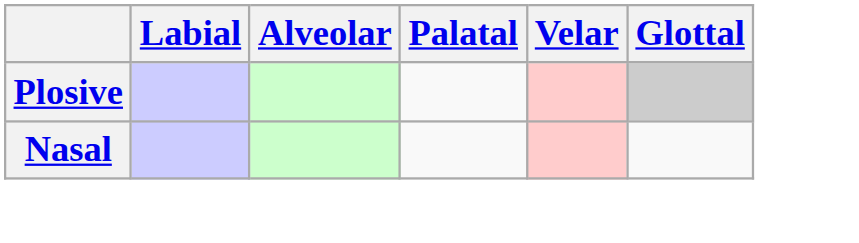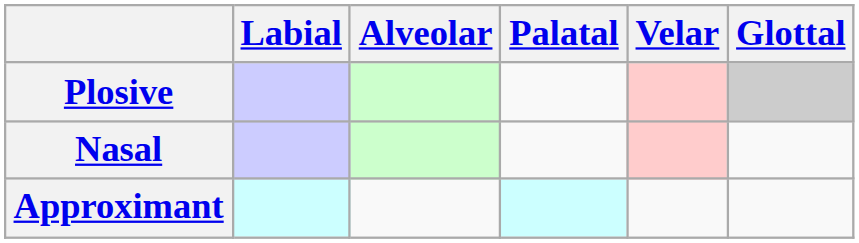+ row: (119, 206)
